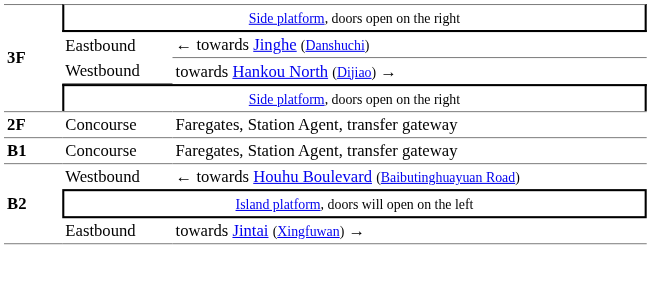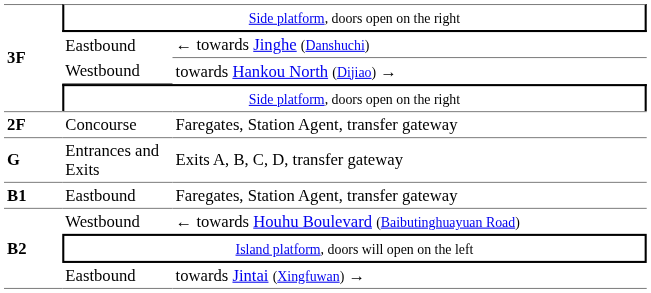+ row: (14, 159)
(101, 150) Concourse -> (100, 195) Eastbound
